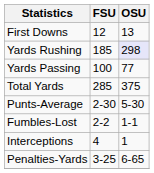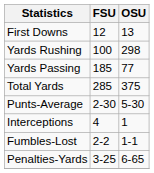(102, 50) 185 -> (102, 50) 100
(131, 50) lavender background -> (131, 50) no background
(102, 68) 100 -> (102, 68) 185
rows swapped: (42, 123) <-> (40, 141)
